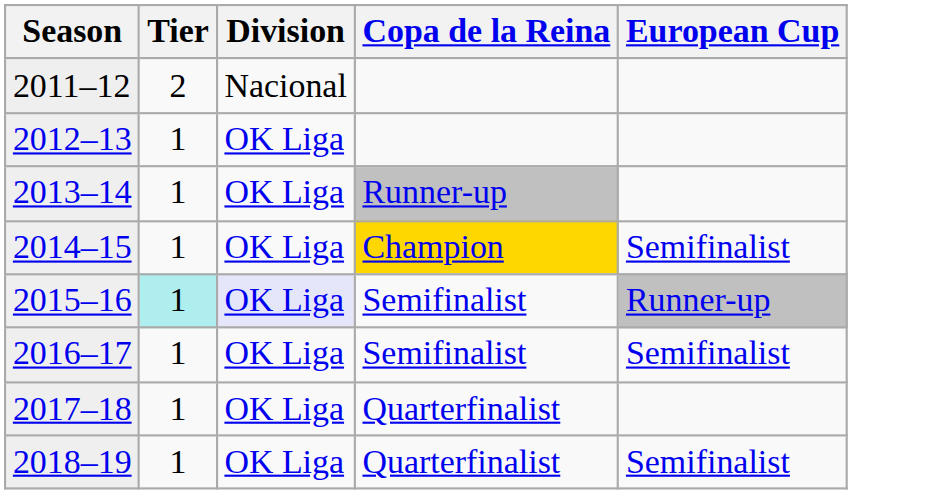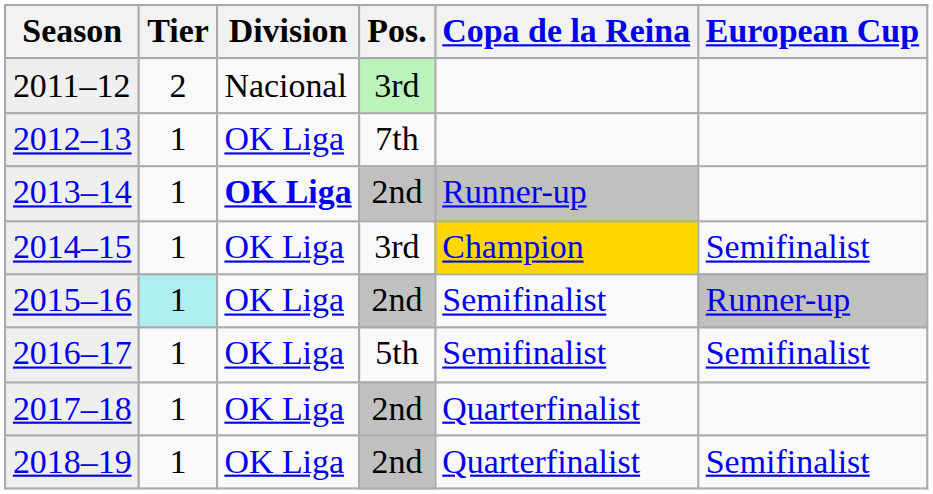+ column: (397, 31)
(284, 192) normal -> (288, 192) bold
(284, 300) lavender background -> (284, 300) no background
